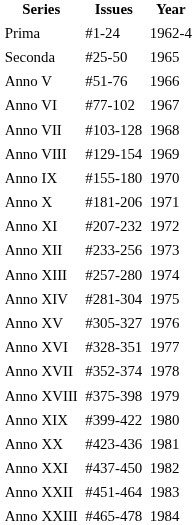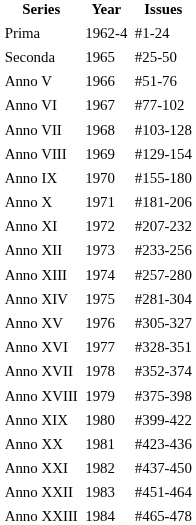columns swapped: (171, 9) <-> (114, 9)
